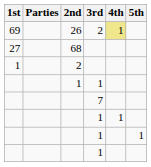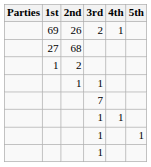columns swapped: (42, 13) <-> (14, 13)
(121, 30) khaki background -> (121, 30) no background
